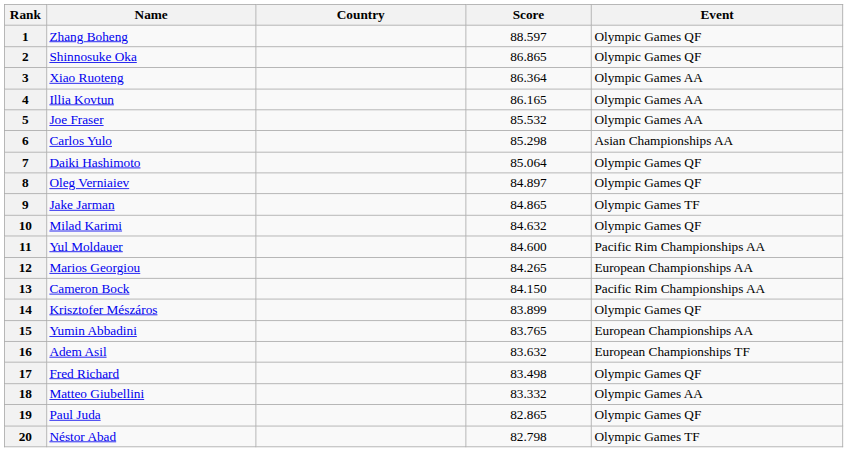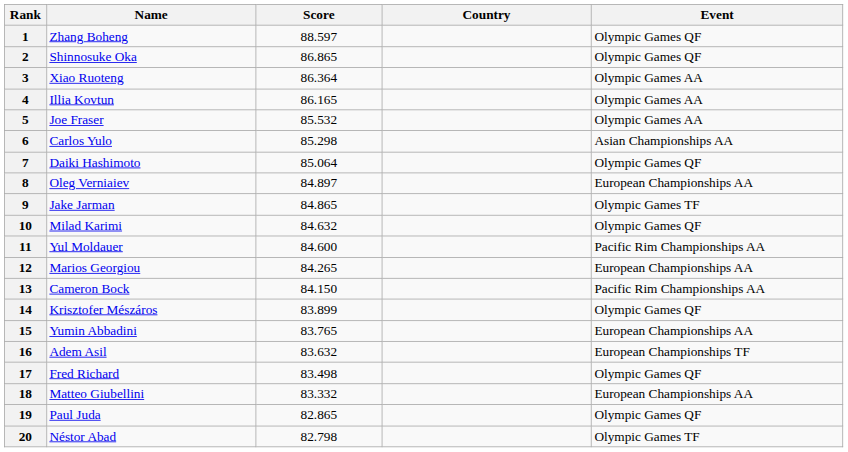columns swapped: (361, 15) <-> (528, 15)
(648, 183) Olympic Games QF -> (674, 183) European Championships AA
(649, 394) Olympic Games AA -> (674, 394) European Championships AA
